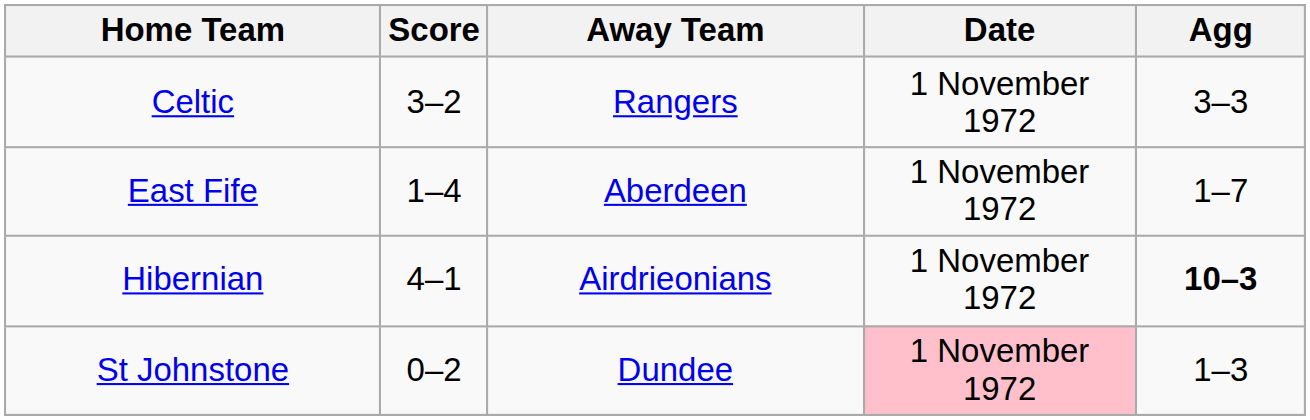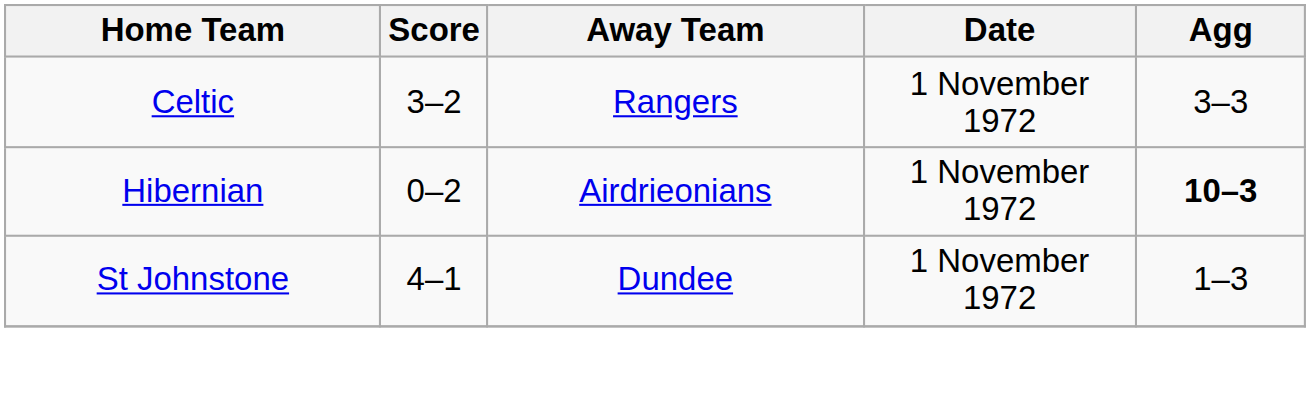- row: (193, 190)
(434, 280) 4–1 -> (434, 190) 0–2
(434, 369) 0–2 -> (434, 280) 4–1
(1000, 369) pink background -> (1000, 280) no background
